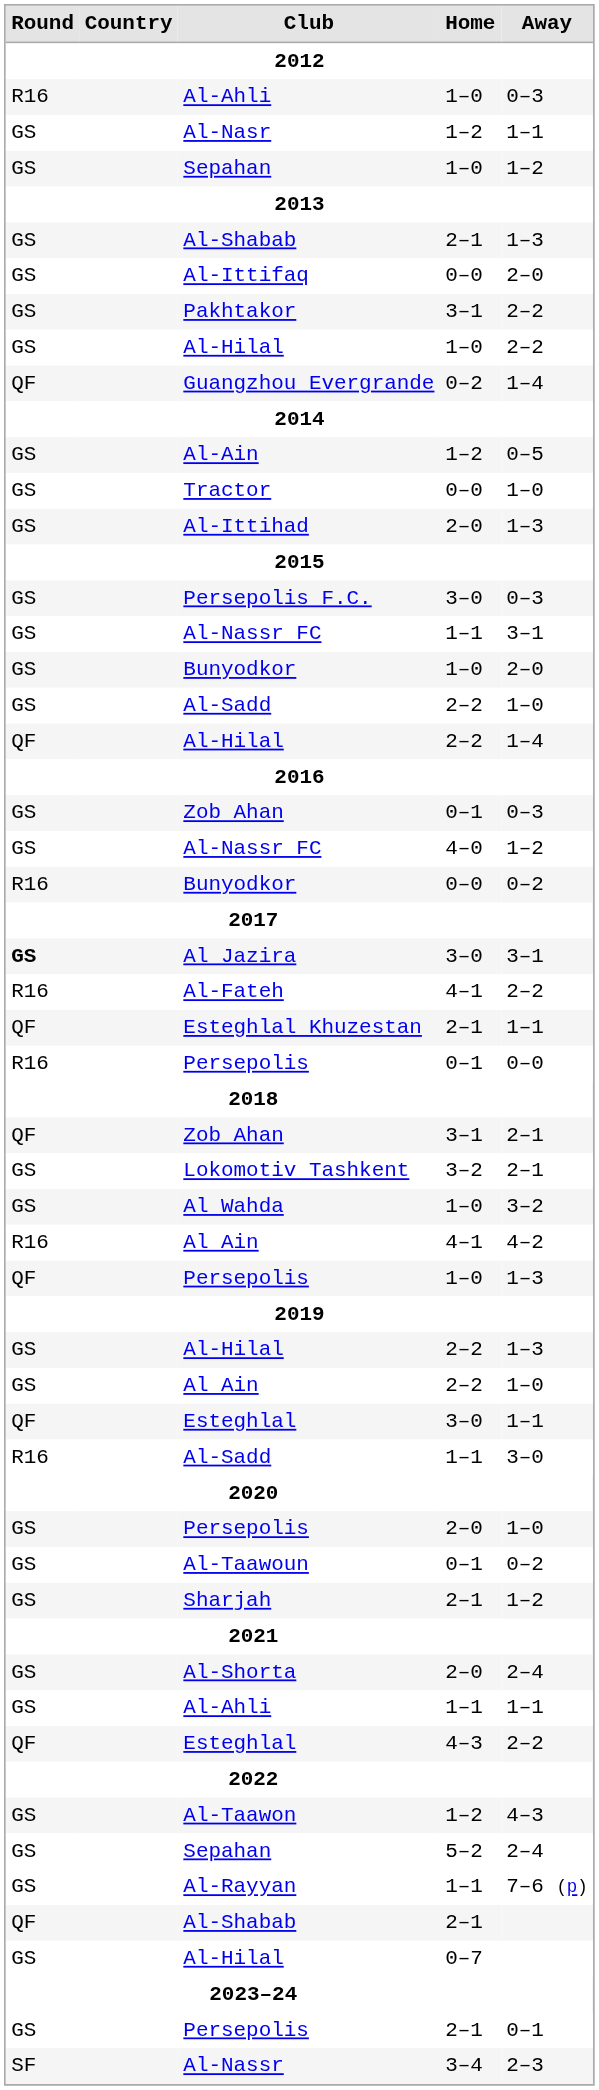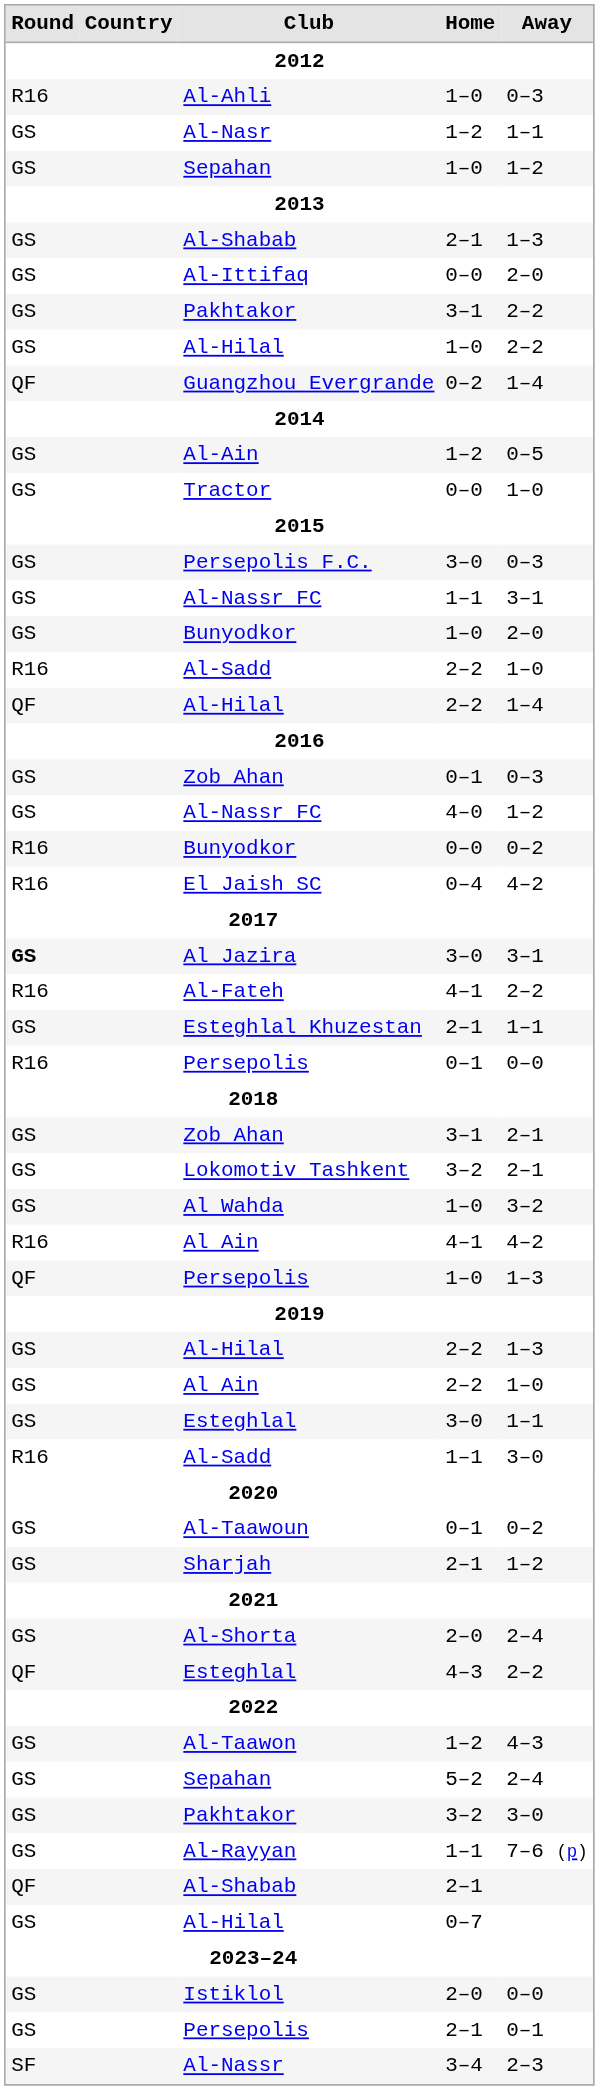- row: (246, 527)
(24, 706) GS -> (30, 670) R16
+ row: (252, 885)
(24, 1028) QF -> (24, 1028) GS
(24, 1135) QF -> (24, 1135) GS
(24, 1422) QF -> (24, 1422) GS
- row: (246, 1529)
- row: (227, 1708)
+ row: (240, 1815)
+ row: (234, 1994)
